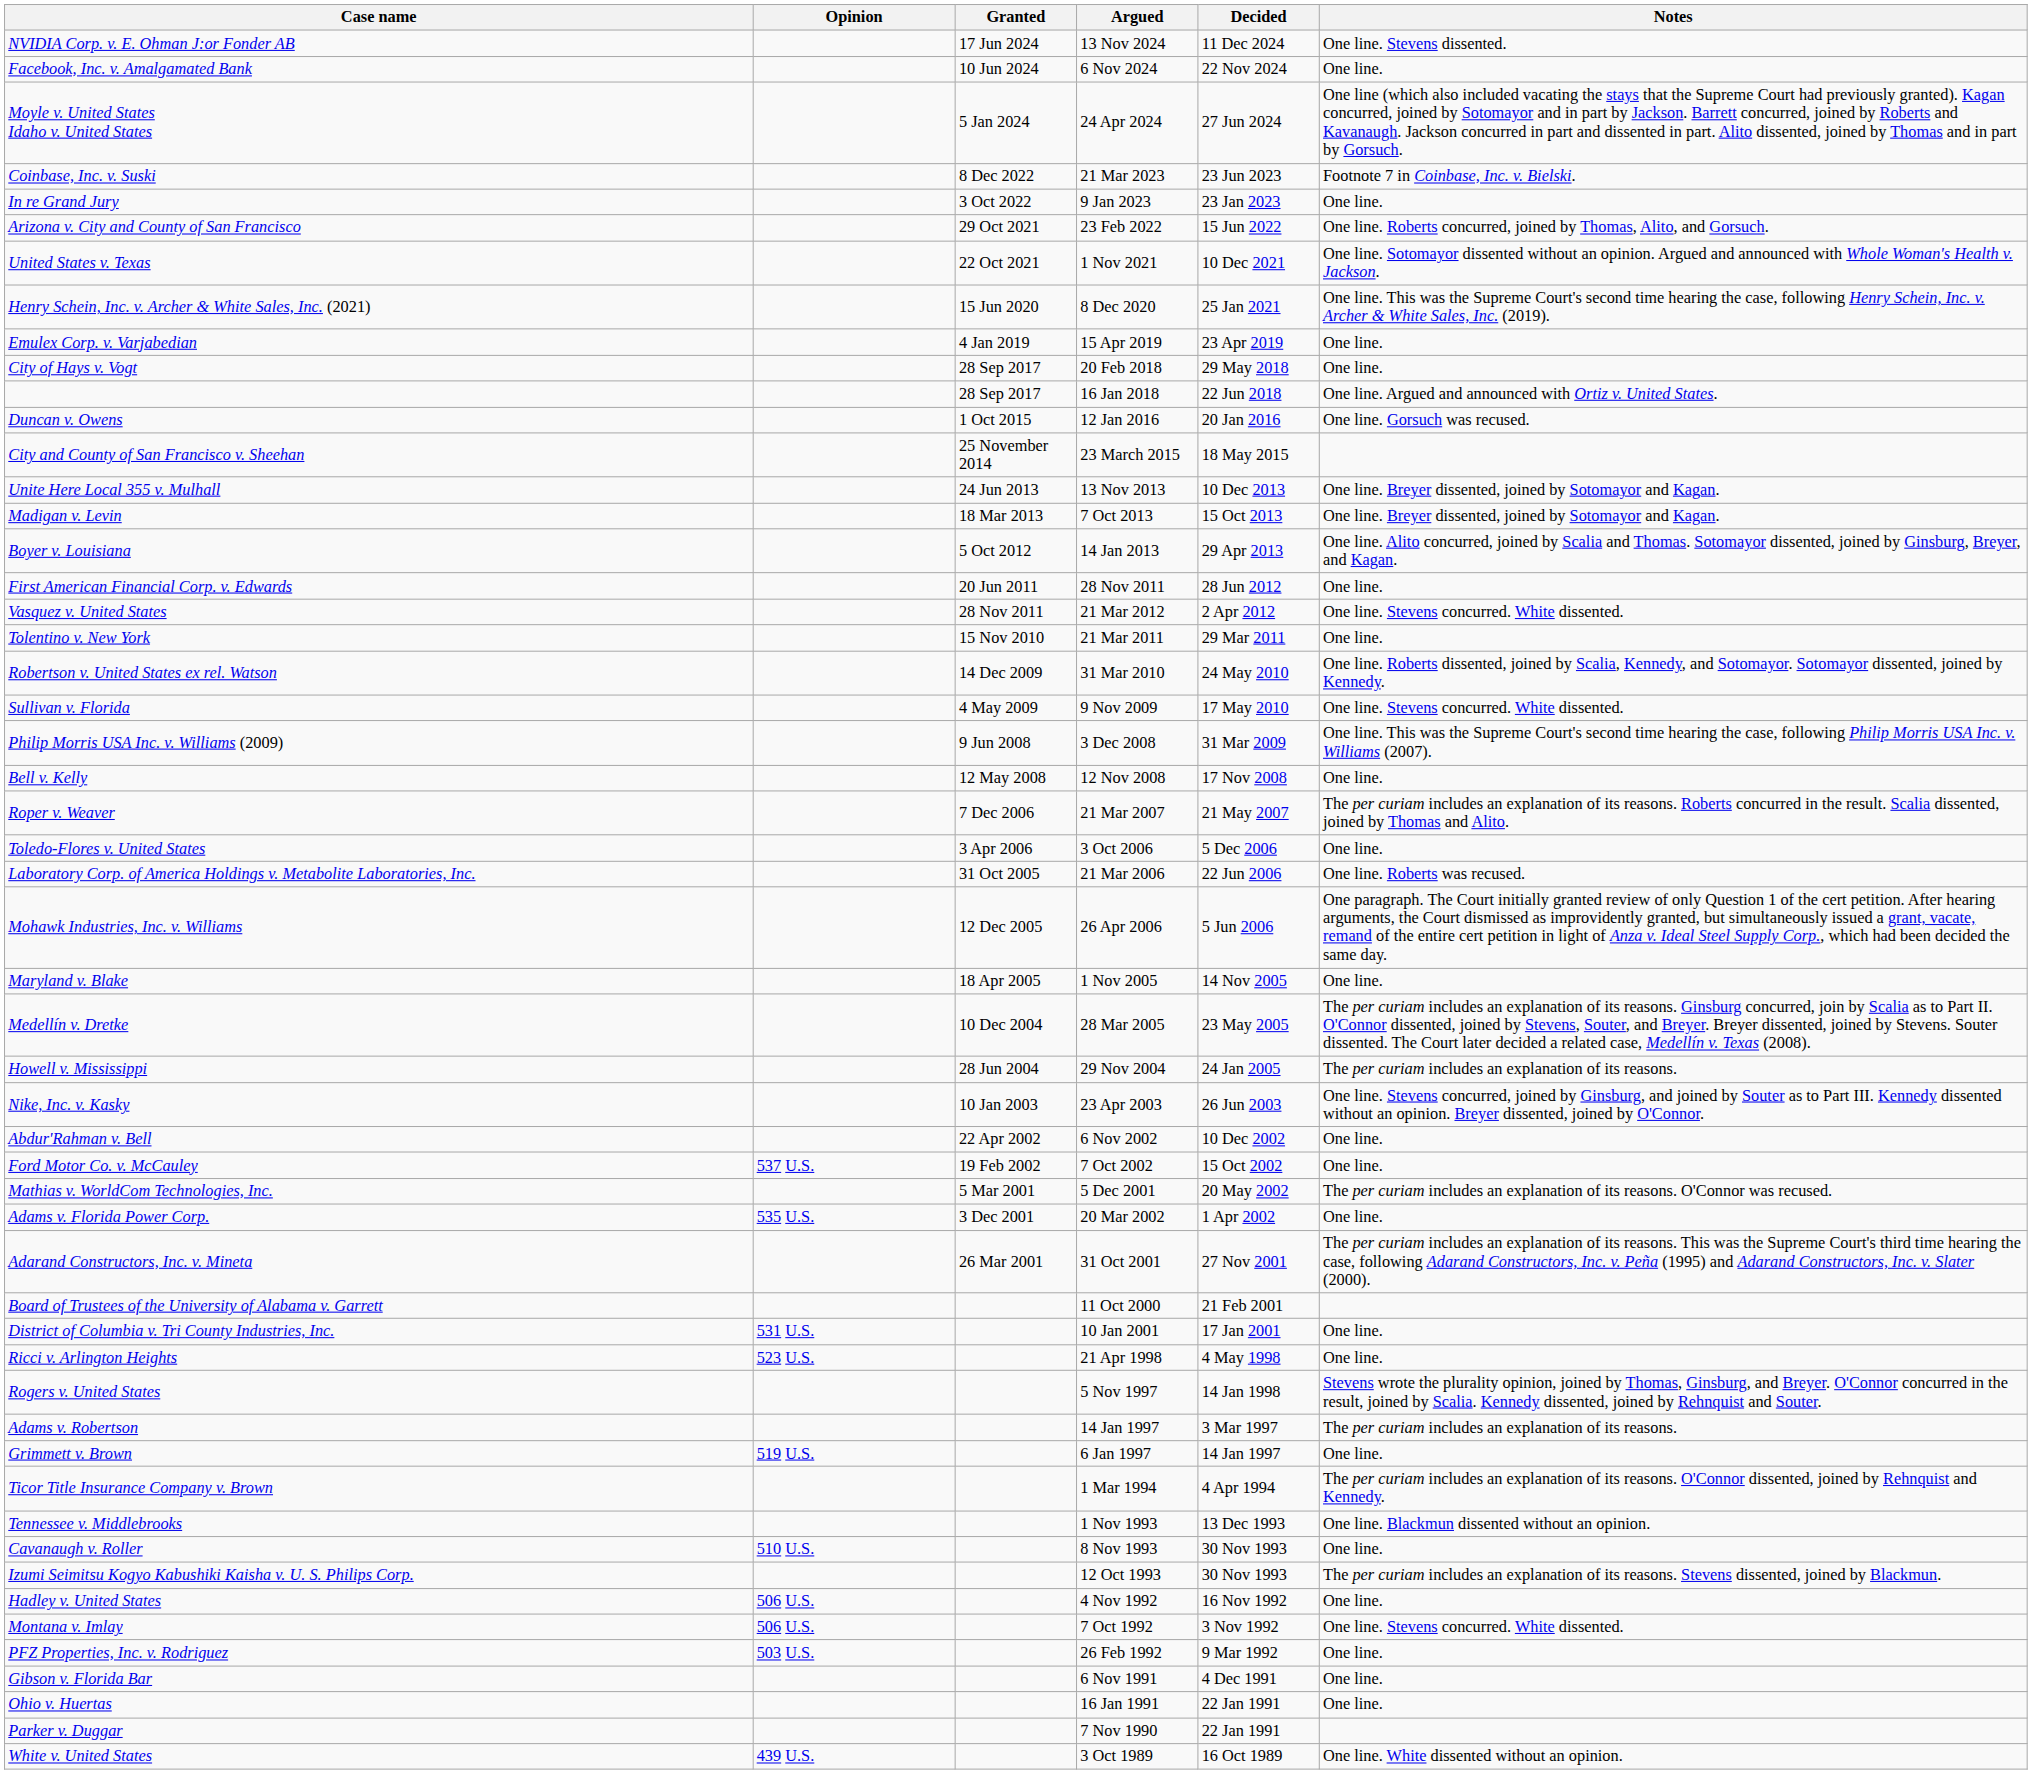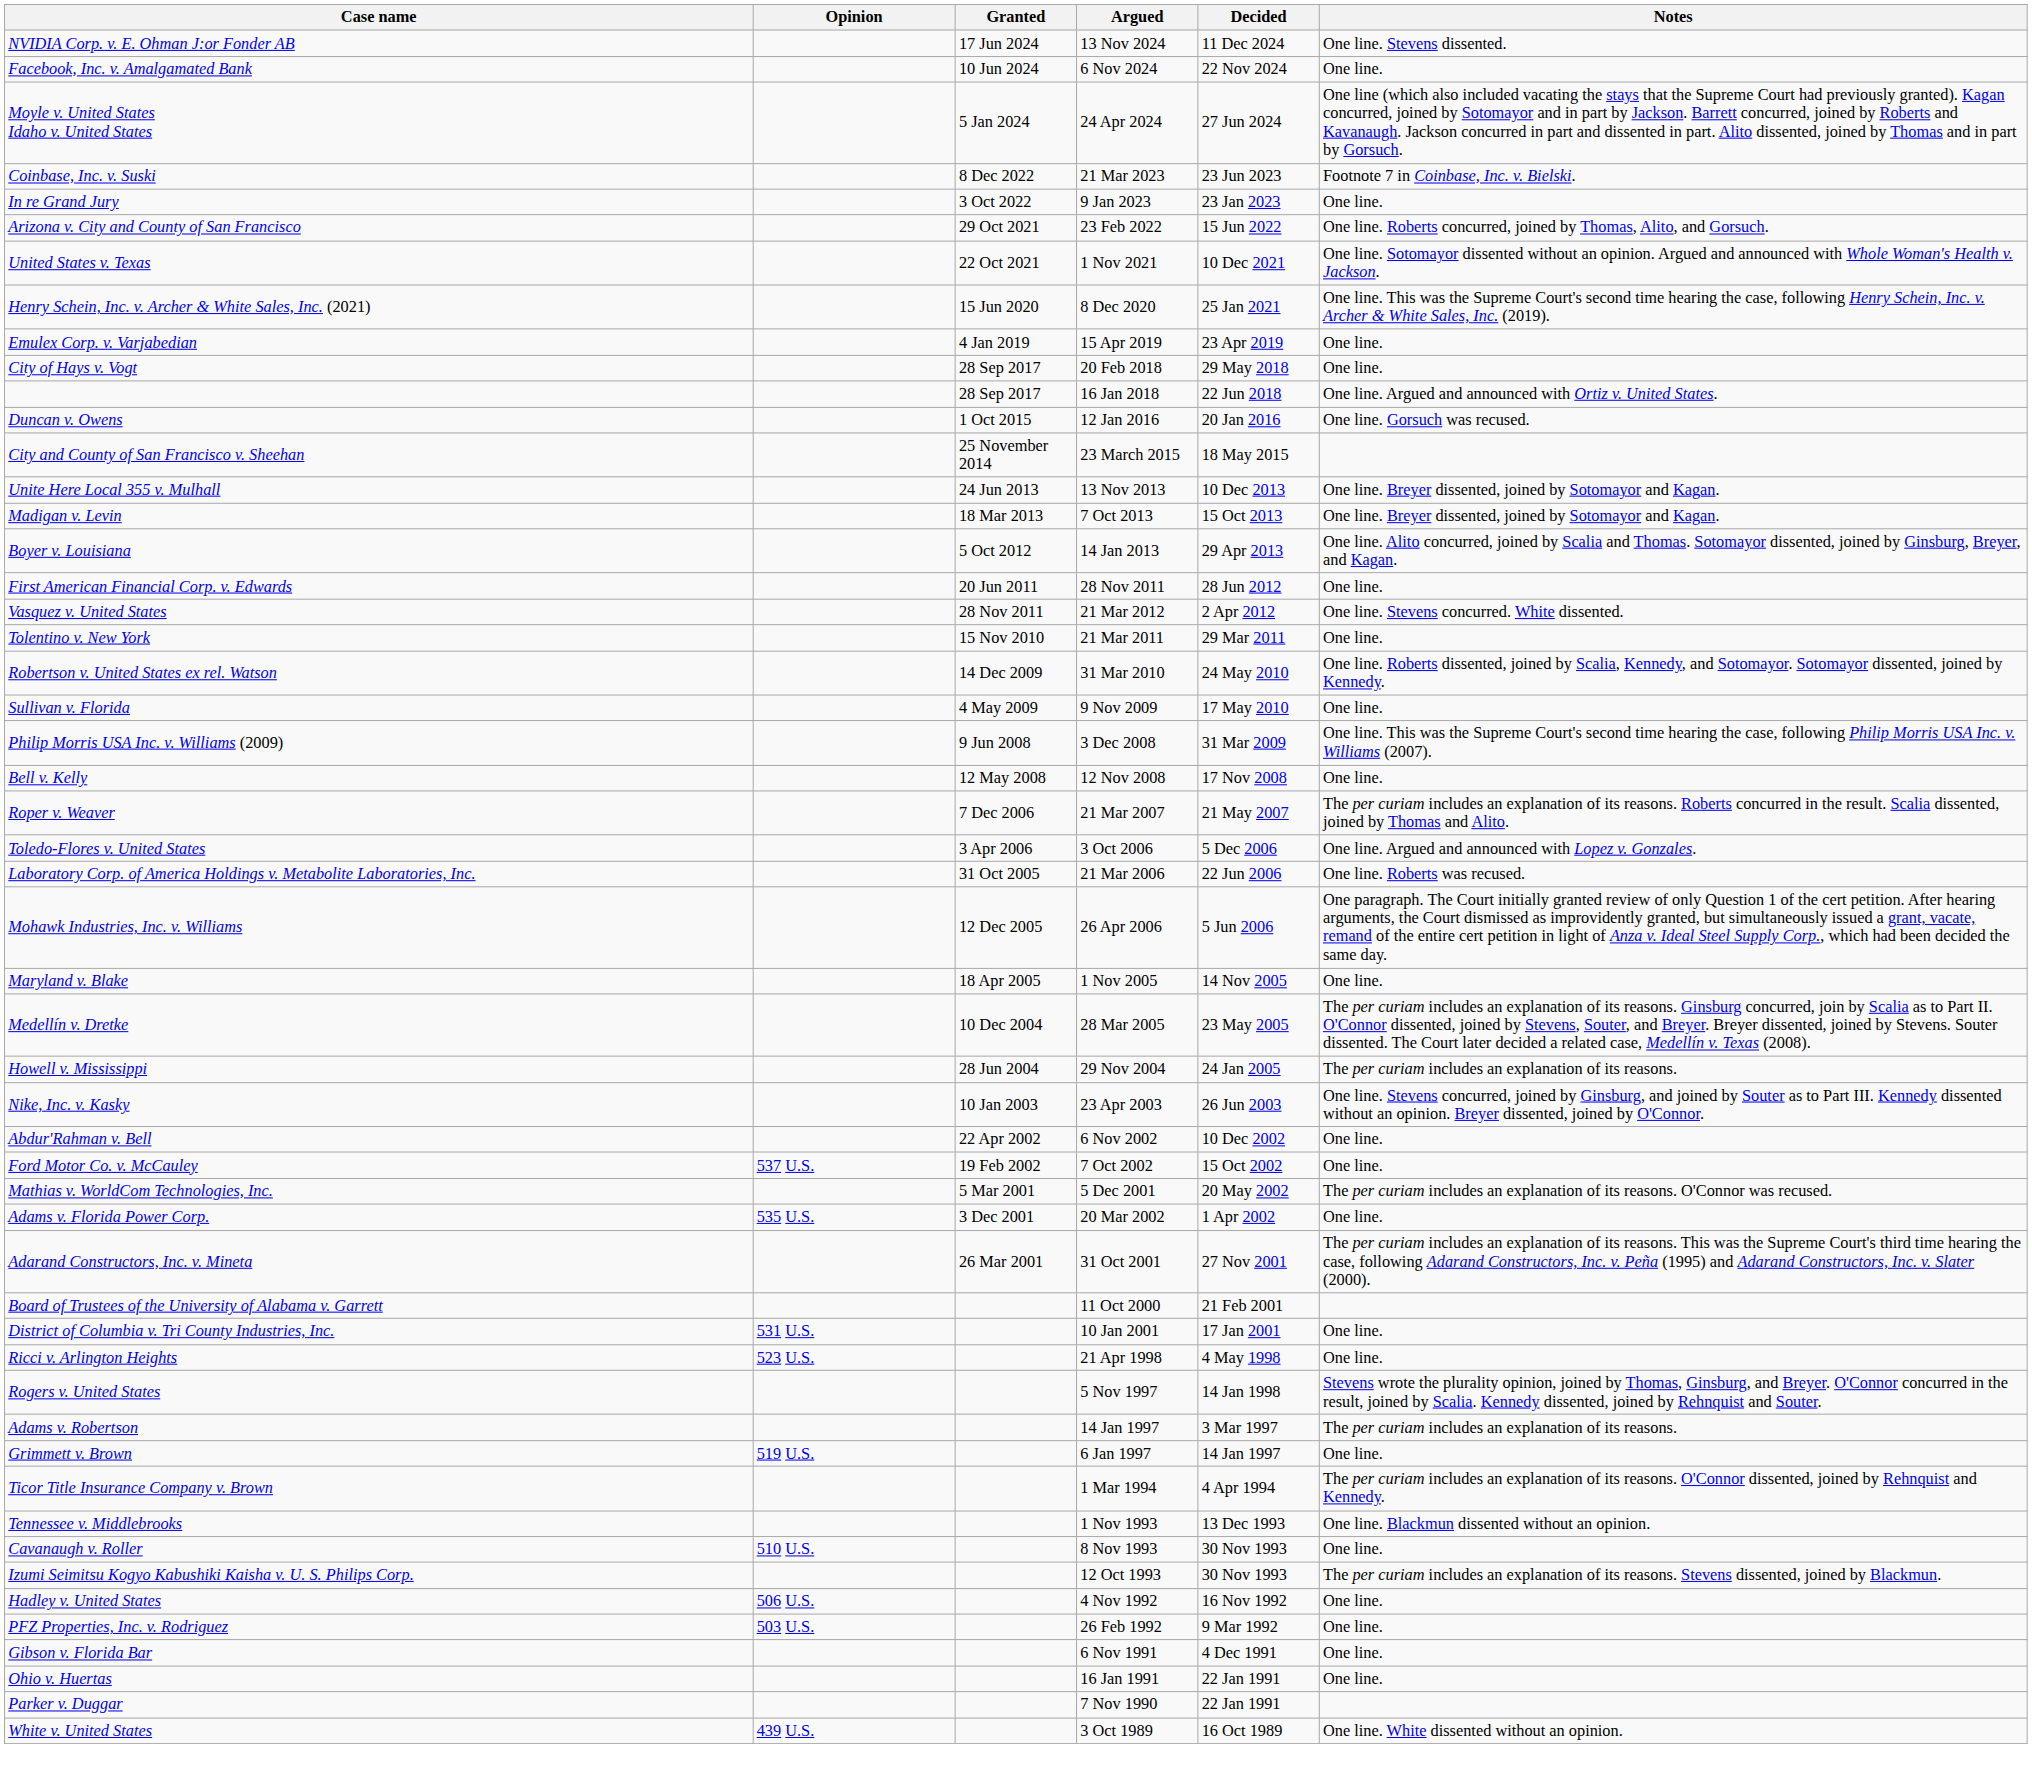(1473, 707) One line. Stevens concurred. White dissented. -> (1353, 707) One line.
(1353, 848) One line. -> (1510, 848) One line. Argued and announced with Lopez v. Gonzales.
- row: (65, 1627)
